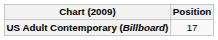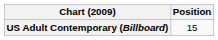(192, 27) 17 -> (192, 27) 15
